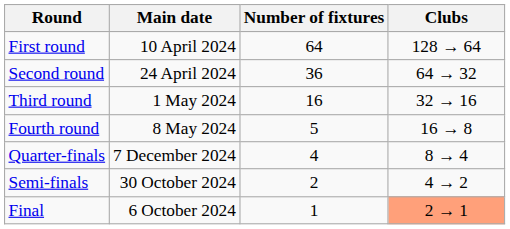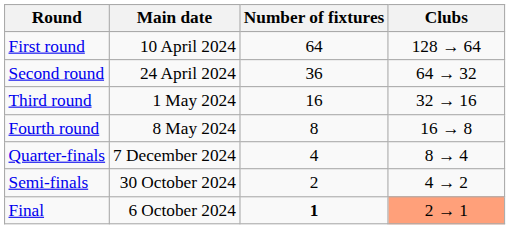(314, 127) 5 -> (314, 127) 8
(314, 210) normal -> (314, 210) bold
